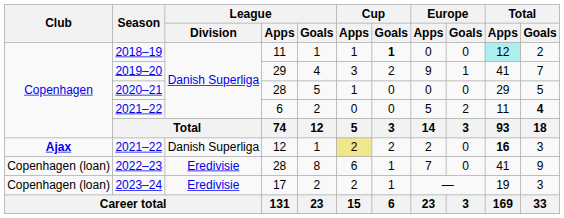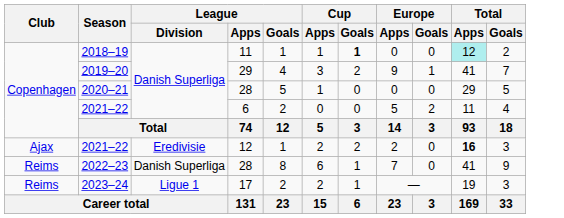(540, 109) bold -> (506, 109) normal
(59, 147) bold -> (42, 147) normal
(213, 147) Danish Superliga -> (179, 147) Eredivisie
(354, 147) khaki background -> (320, 147) no background
(59, 166) Copenhagen (loan) -> (42, 166) Reims
(213, 166) Eredivisie -> (179, 166) Danish Superliga
(59, 185) Copenhagen (loan) -> (42, 185) Reims
(213, 185) Eredivisie -> (179, 185) Ligue 1
